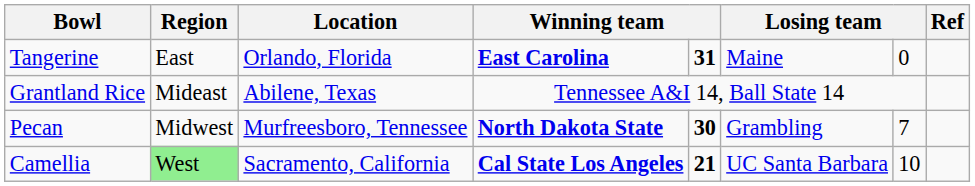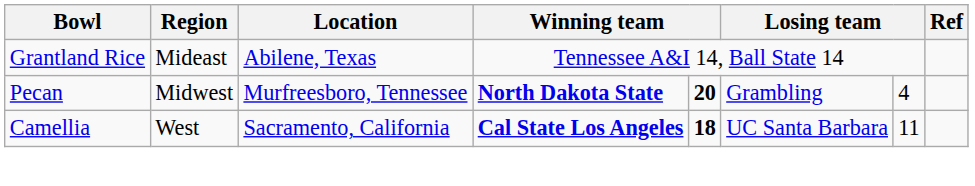- row: (54, 57)
(705, 127) 30 -> (705, 92) 20
(904, 127) 7 -> (904, 92) 4
(177, 163) lightgreen background -> (177, 127) no background
(705, 163) 21 -> (705, 127) 18
(909, 163) 10 -> (909, 127) 11
